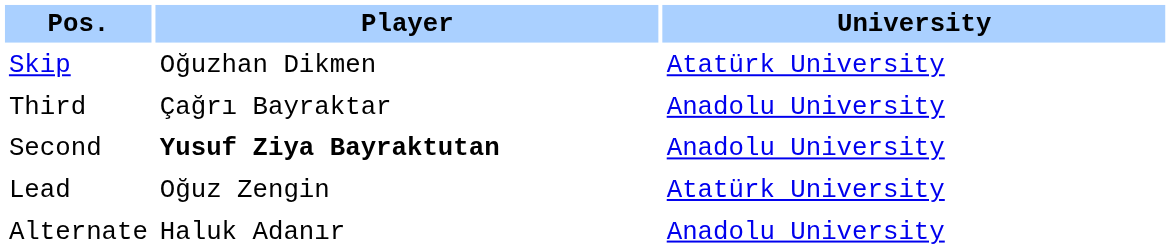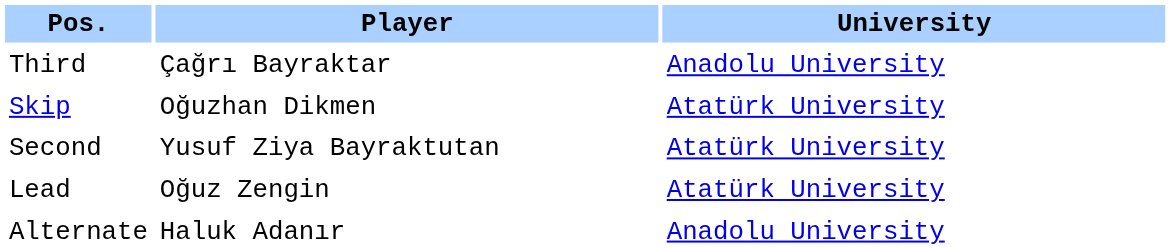rows swapped: (40, 65) <-> (48, 107)
(330, 149) bold -> (330, 149) normal
(806, 149) Anadolu University -> (806, 149) Atatürk University
